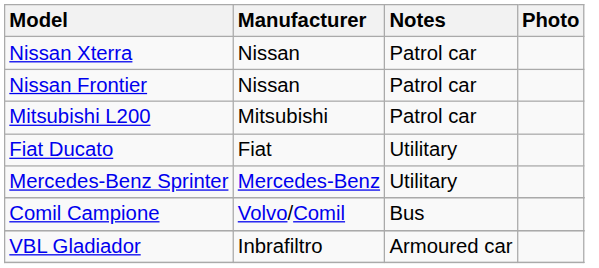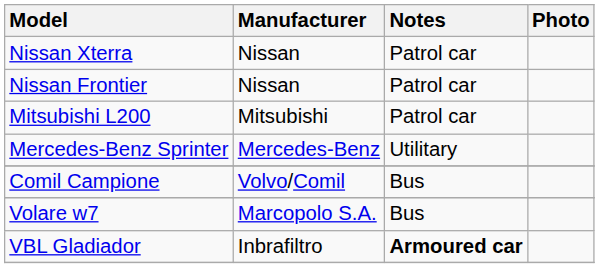- row: (61, 149)
+ row: (54, 213)
(451, 246) normal -> (456, 246) bold
